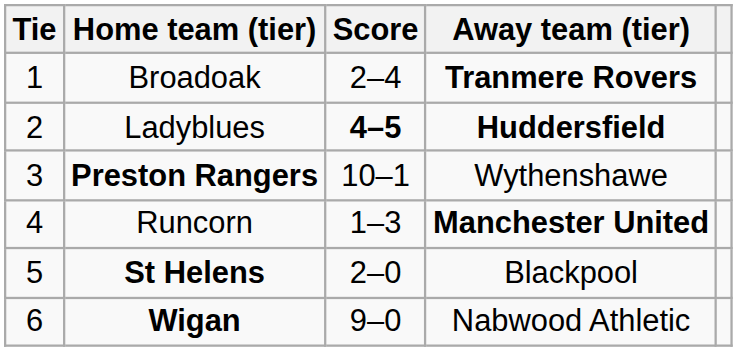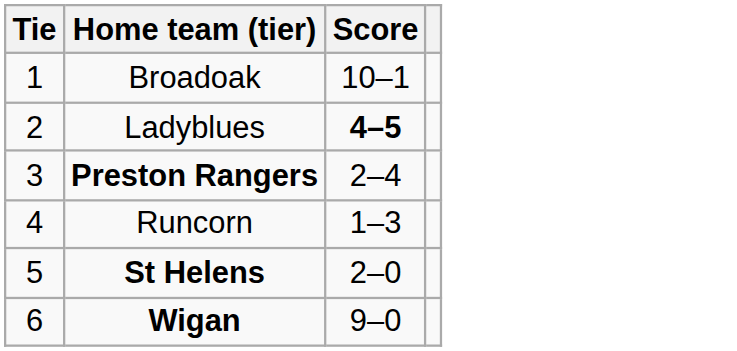- column: (571, 29)
(376, 78) 2–4 -> (376, 78) 10–1
(376, 175) 10–1 -> (376, 175) 2–4
